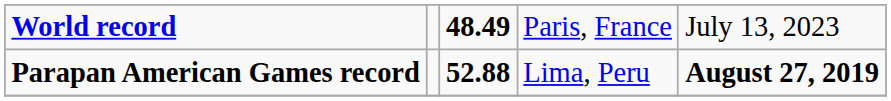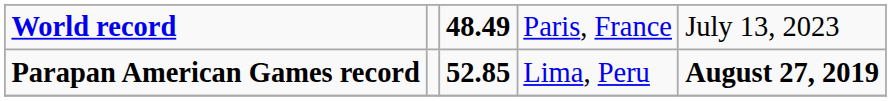(478, 72) 52.88 -> (478, 72) 52.85
